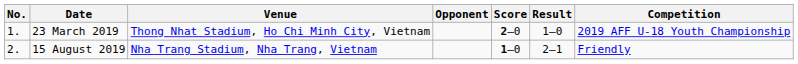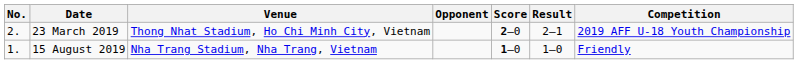(14, 31) 1. -> (14, 31) 2.
(552, 31) 1–0 -> (552, 31) 2–1
(14, 49) 2. -> (14, 49) 1.
(552, 49) 2–1 -> (552, 49) 1–0
